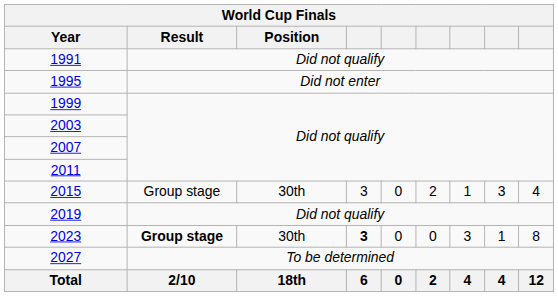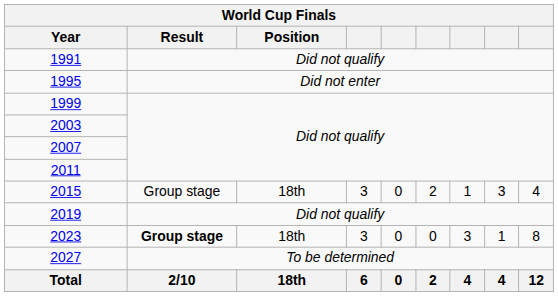(292, 192) 30th -> (292, 192) 18th
(292, 236) 30th -> (292, 236) 18th
(364, 236) bold -> (364, 236) normal
